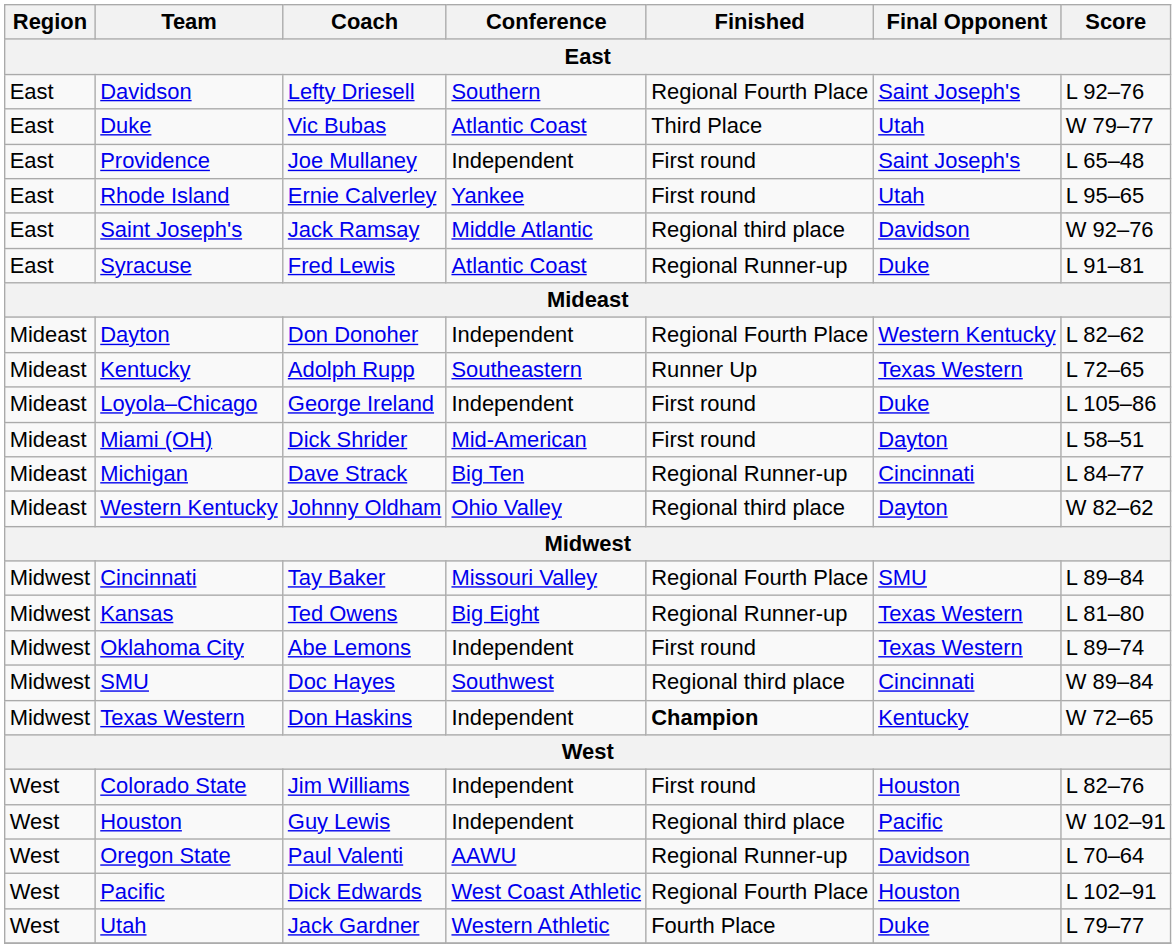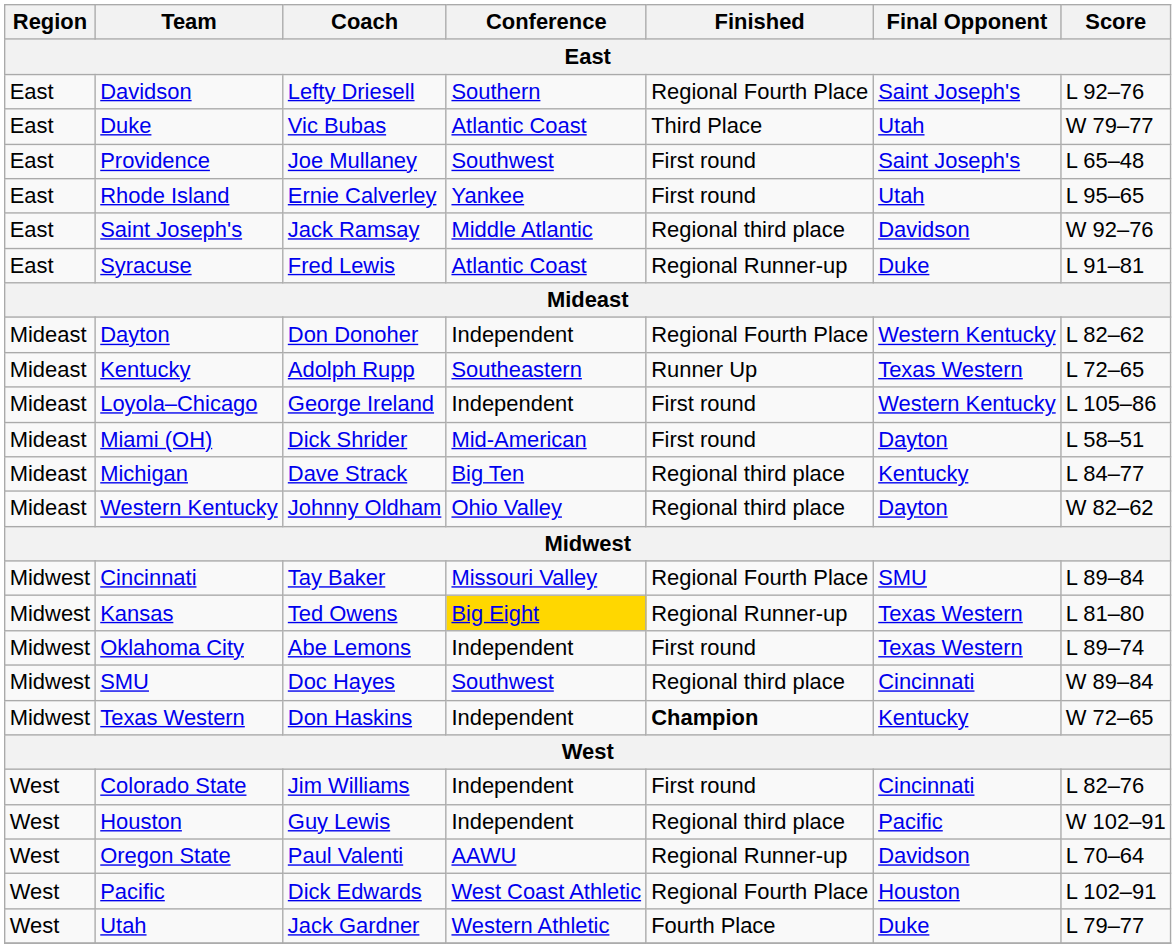(512, 160) Independent -> (503, 160) Southwest
(904, 404) Duke -> (967, 404) Western Kentucky
(749, 473) Regional Runner-up -> (748, 473) Regional third place
(926, 473) Cincinnati -> (923, 473) Kentucky
(495, 612) no background -> (495, 612) gold background
(919, 786) Houston -> (926, 786) Cincinnati
